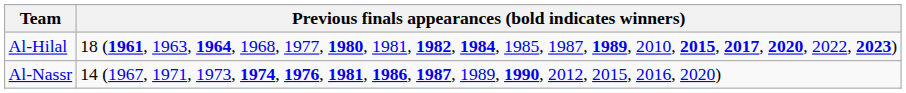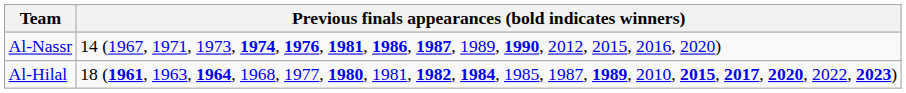rows swapped: (38, 46) <-> (40, 74)
